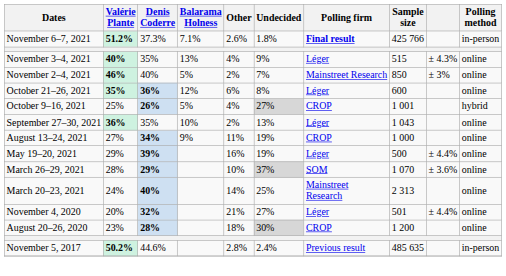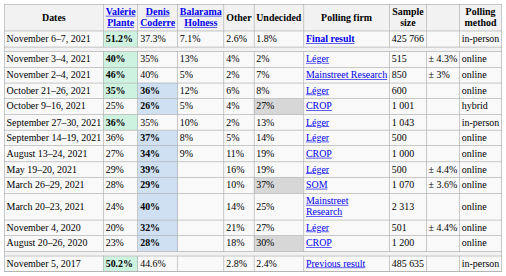(263, 59) 9% -> (263, 59) 2%
(474, 122) online -> (481, 122) in-person
+ row: (54, 138)
